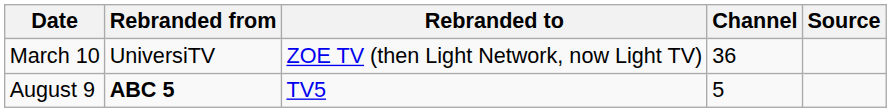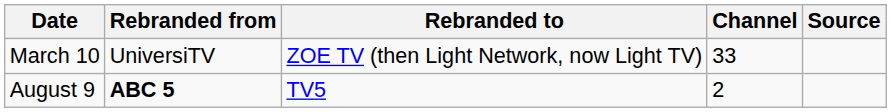(724, 55) 36 -> (724, 55) 33
(718, 90) 5 -> (718, 90) 2
